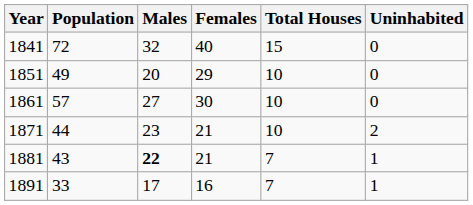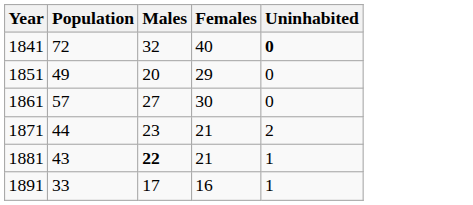- column: (313, 18)
(374, 46) normal -> (269, 46) bold
